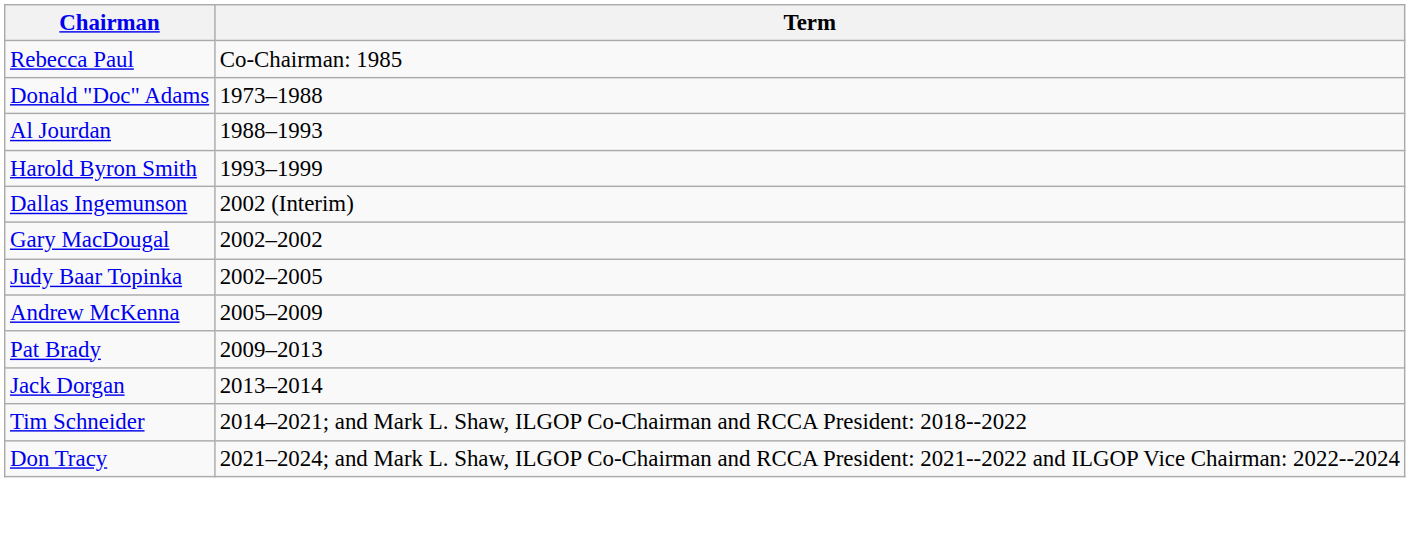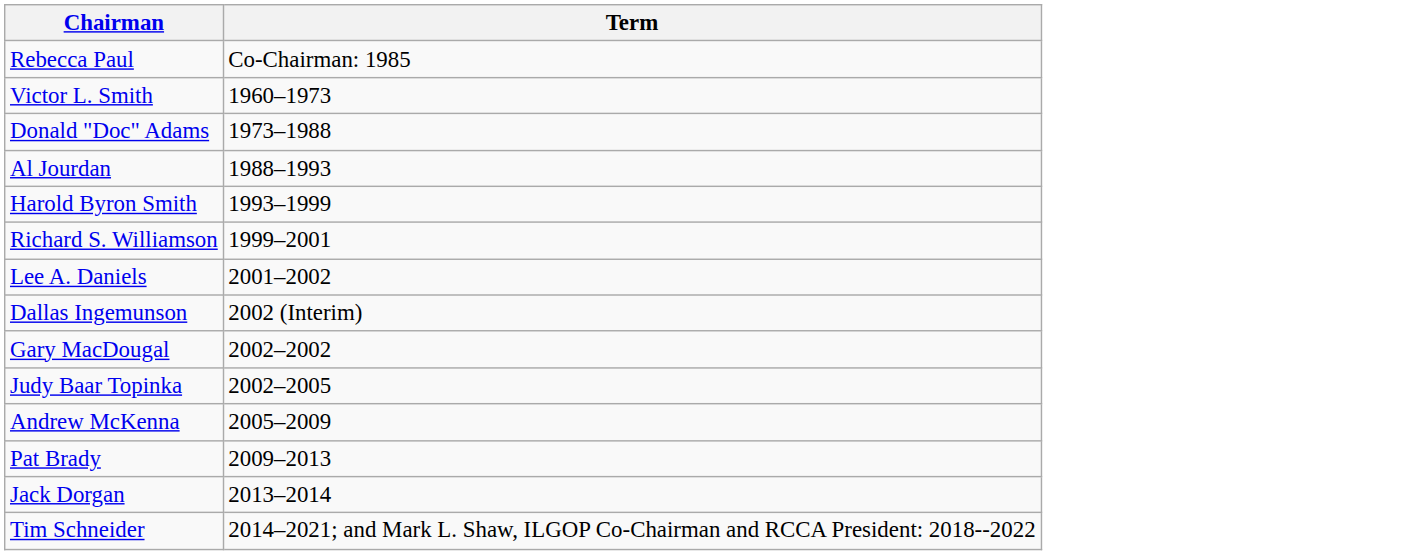+ row: (81, 95)
+ row: (114, 240)
+ row: (78, 276)
- row: (59, 458)
